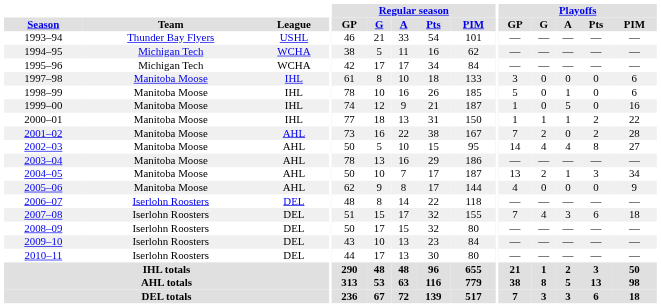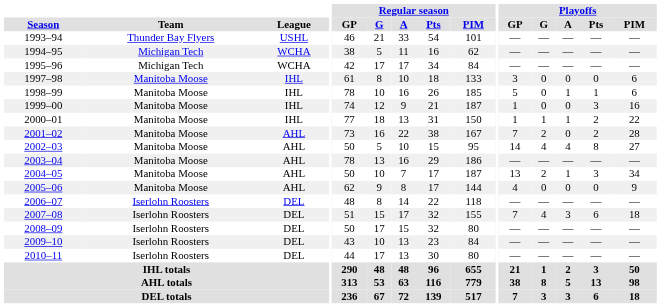(596, 92) 0 -> (596, 92) 1
(568, 106) 5 -> (568, 106) 0
(596, 106) 0 -> (596, 106) 3
